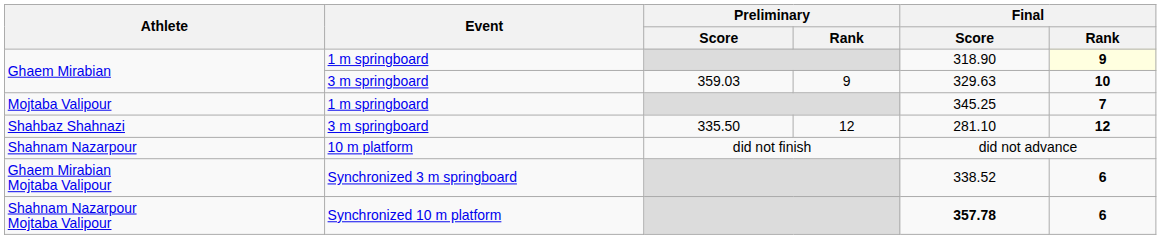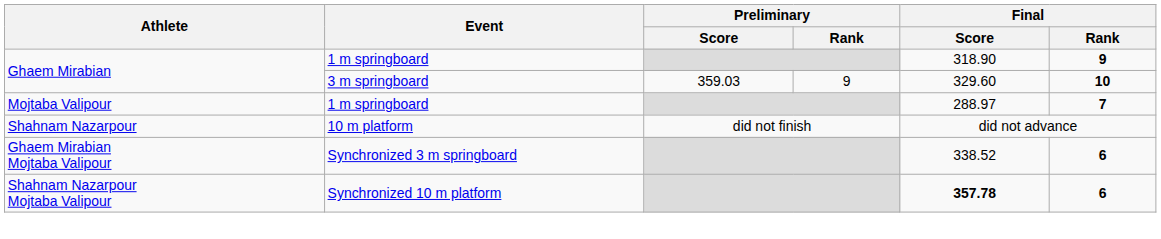(1103, 60) lightyellow background -> (1103, 60) no background
(975, 82) 329.63 -> (975, 82) 329.60
(975, 104) 345.25 -> (975, 104) 288.97
- row: (66, 126)
